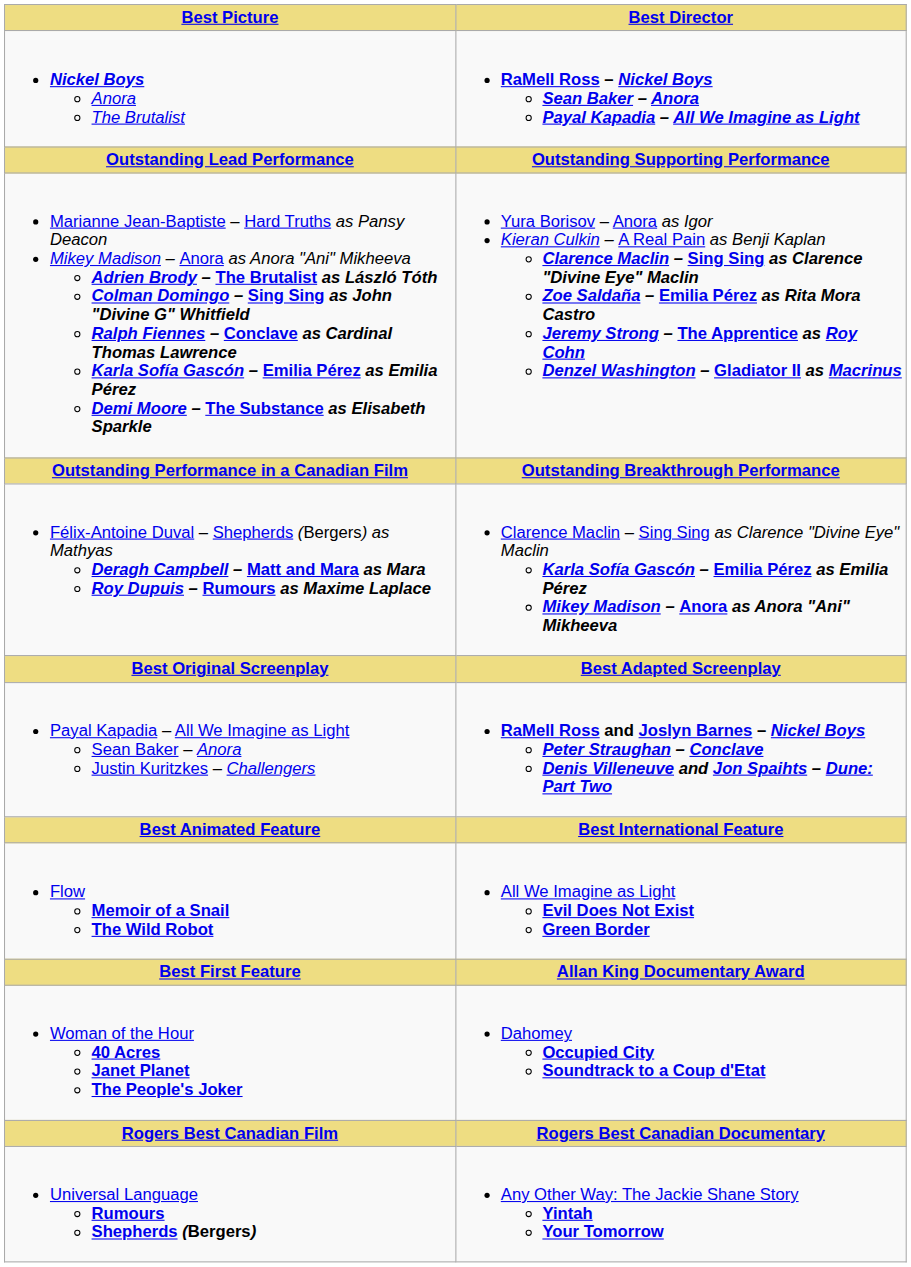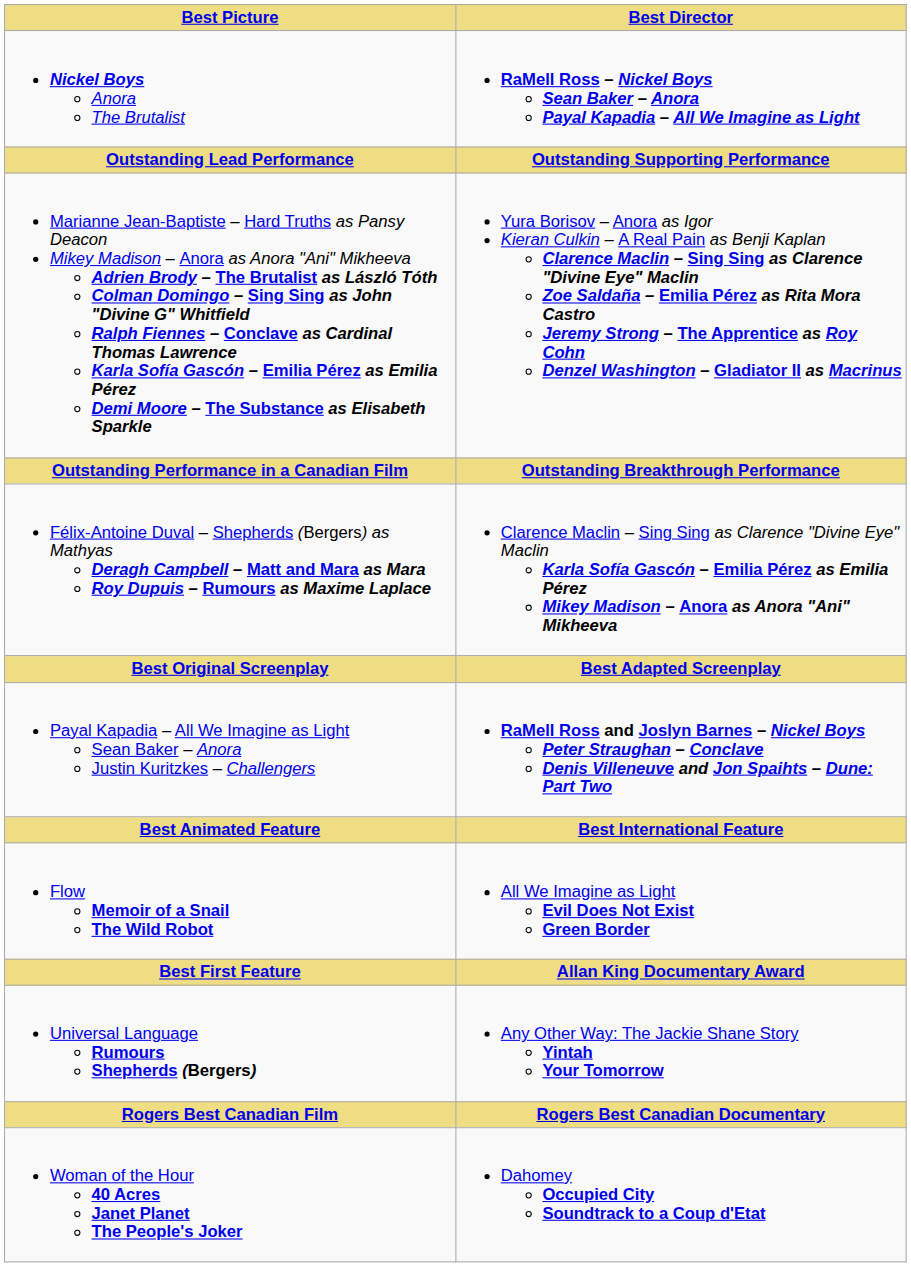rows swapped: (230, 1062) <-> (230, 1214)
